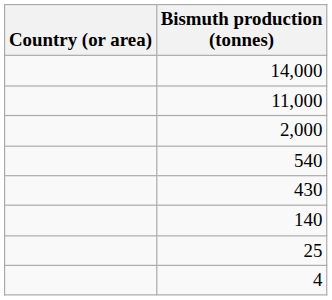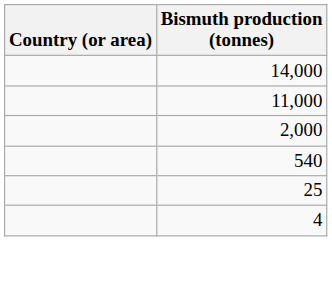- row: (308, 190)
- row: (308, 220)
